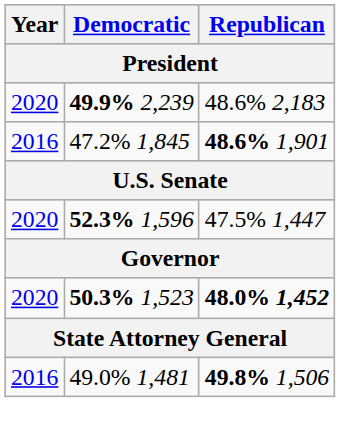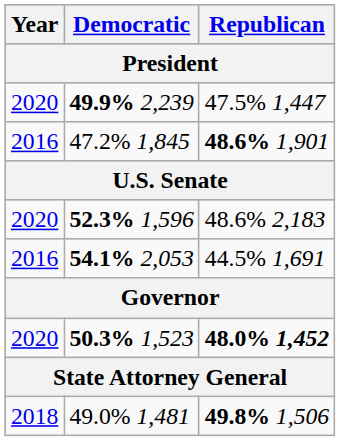(265, 102) 48.6% 2,183 -> (265, 102) 47.5% 1,447
(265, 219) 47.5% 1,447 -> (265, 219) 48.6% 2,183
+ row: (132, 258)
(35, 376) 2016 -> (35, 415) 2018
